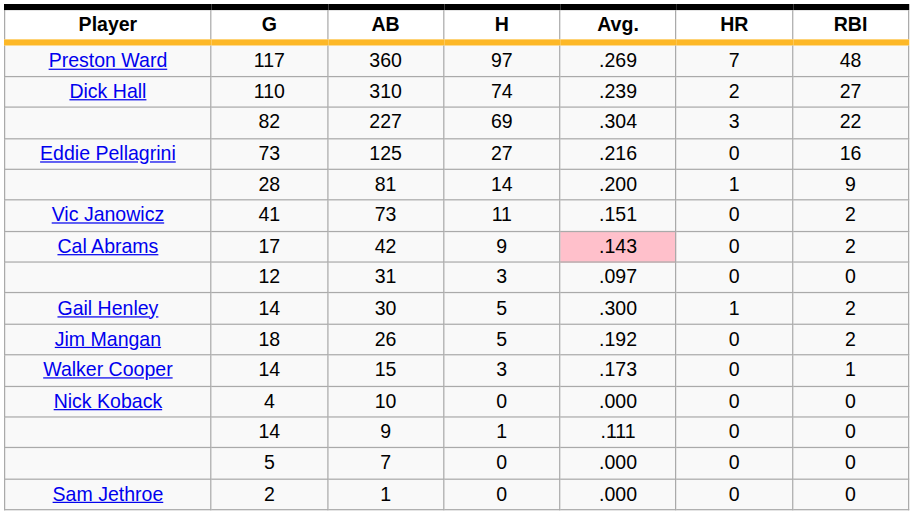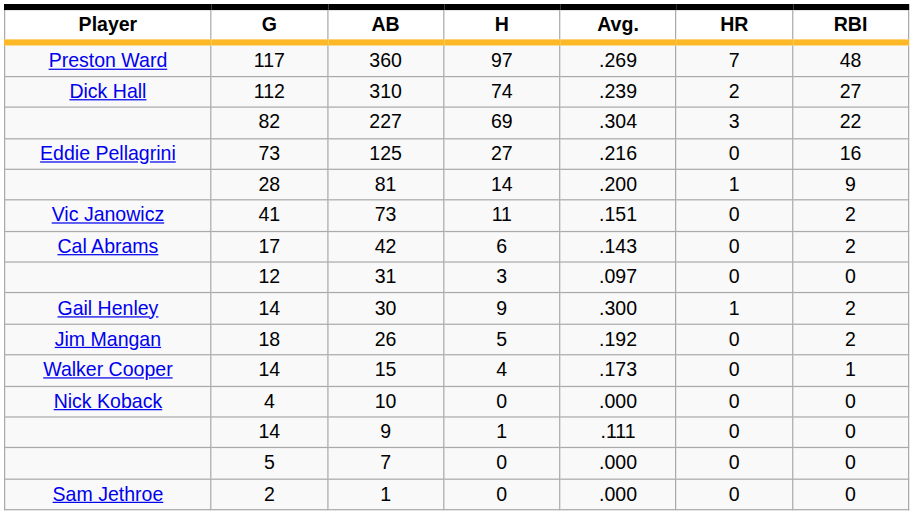(269, 91) 110 -> (269, 91) 112
(502, 246) 9 -> (502, 246) 6
(618, 246) pink background -> (618, 246) no background
(502, 308) 5 -> (502, 308) 9
(502, 370) 3 -> (502, 370) 4
